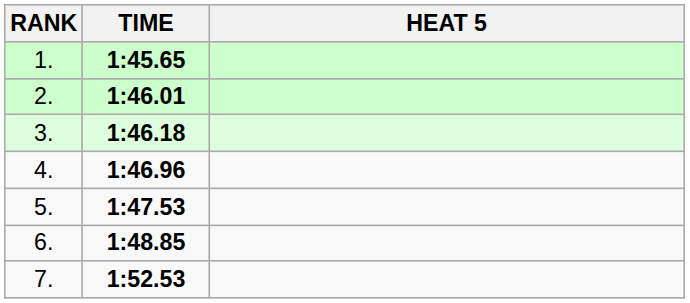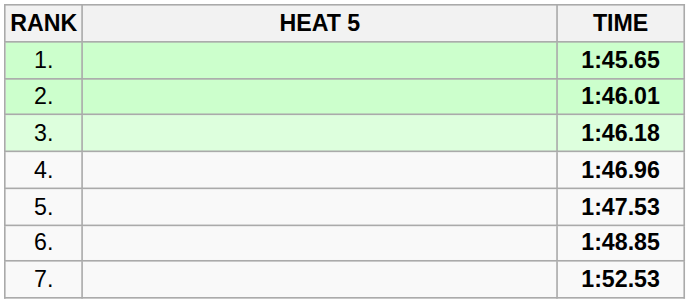columns swapped: (447, 24) <-> (146, 24)
